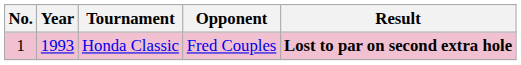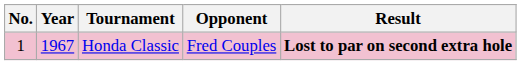(58, 46) 1993 -> (58, 46) 1967
